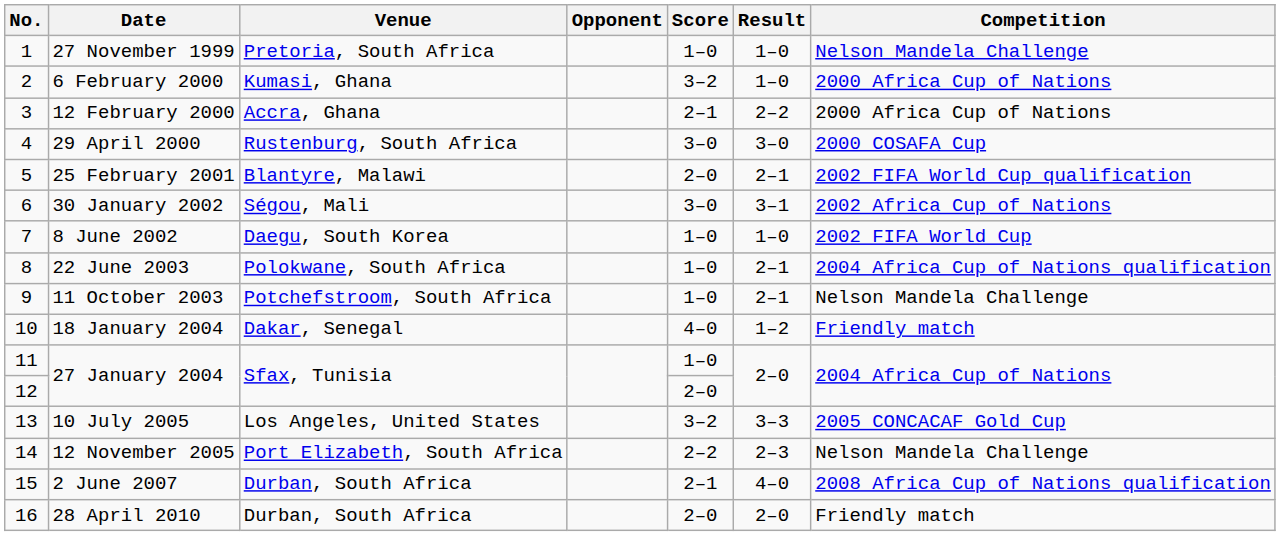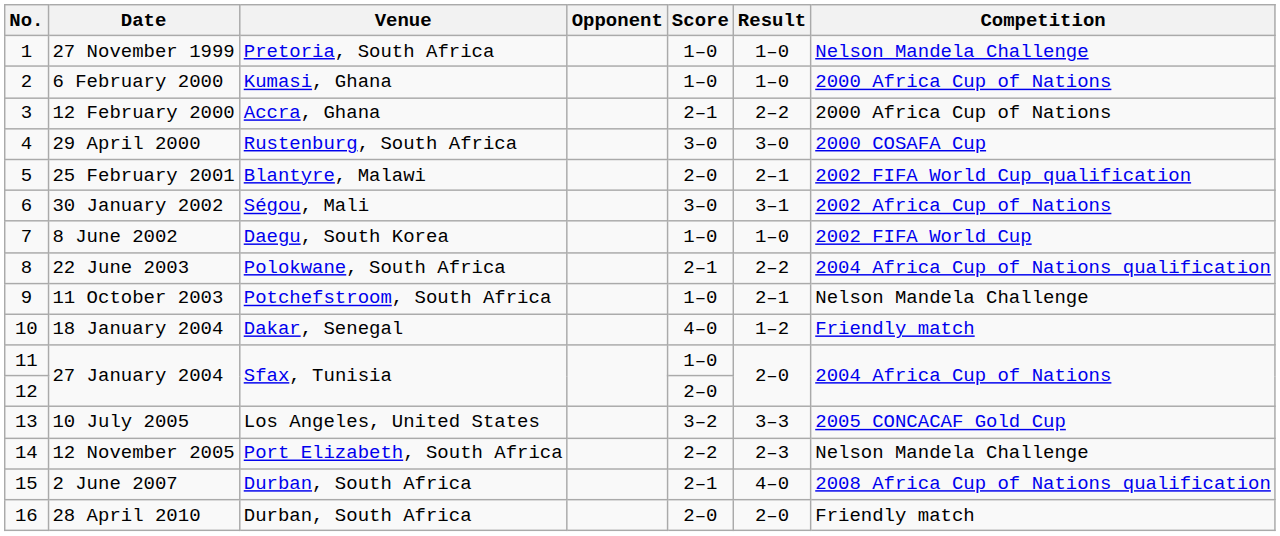(700, 82) 3–2 -> (700, 82) 1–0
(700, 268) 1–0 -> (700, 268) 2–1
(772, 268) 2–1 -> (772, 268) 2–2
